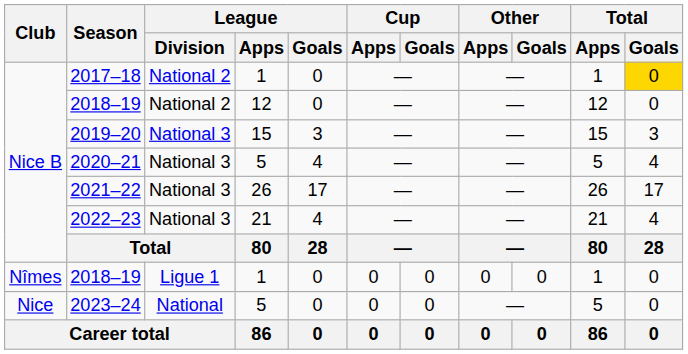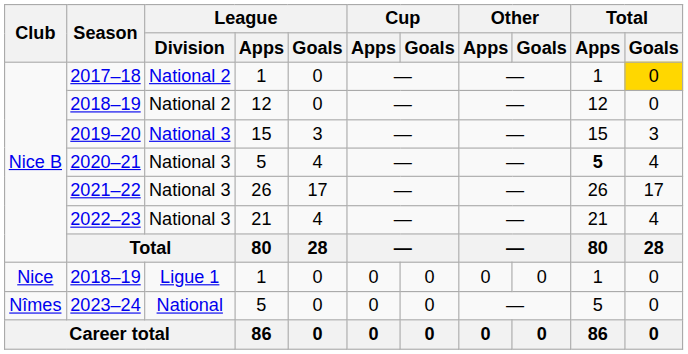(598, 162) normal -> (598, 162) bold
(35, 276) Nîmes -> (35, 276) Nice
(35, 305) Nice -> (35, 305) Nîmes
